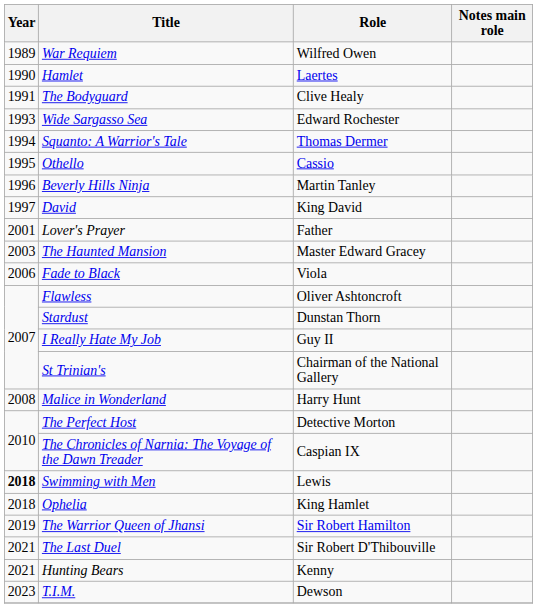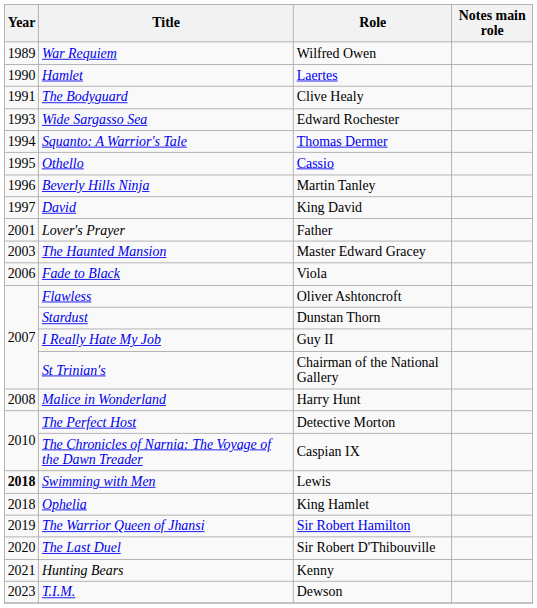(22, 548) 2021 -> (22, 548) 2020
